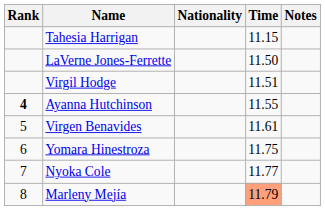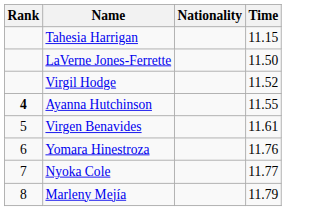- column: (301, 15)
(263, 82) 11.51 -> (263, 82) 11.52
(263, 149) 11.75 -> (263, 149) 11.76
(263, 194) lightsalmon background -> (263, 194) no background
